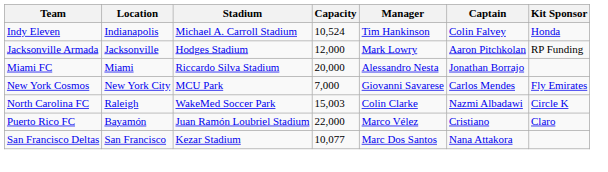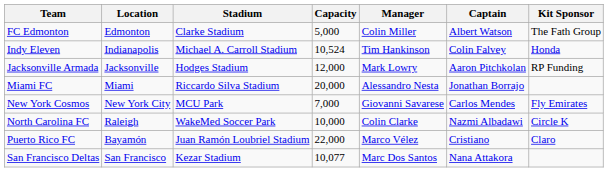+ row: (38, 31)
(330, 104) 15,003 -> (330, 122) 10,000
